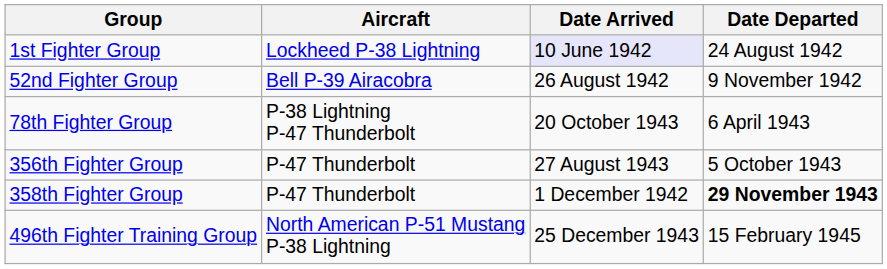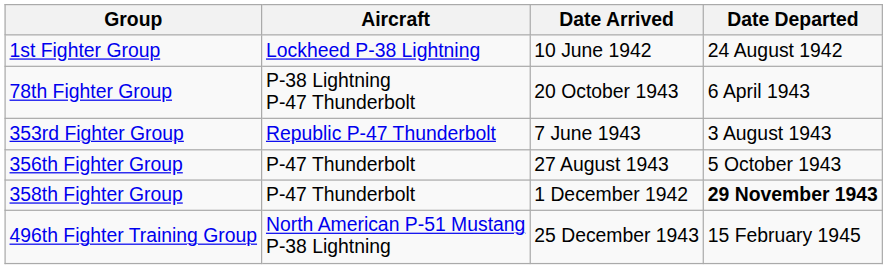(593, 50) lavender background -> (593, 50) no background
- row: (93, 81)
+ row: (97, 133)
